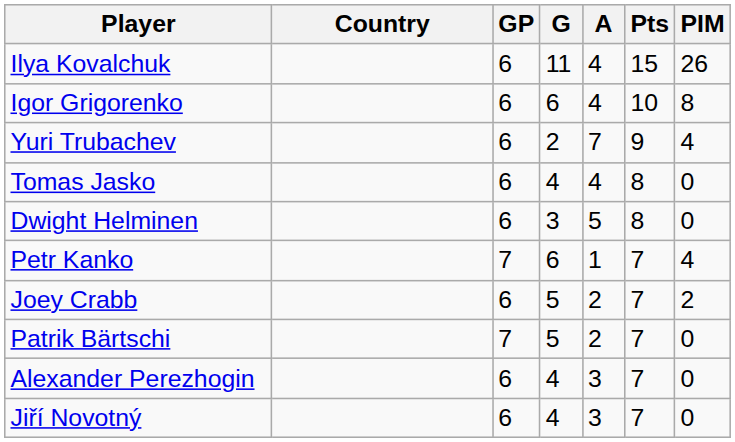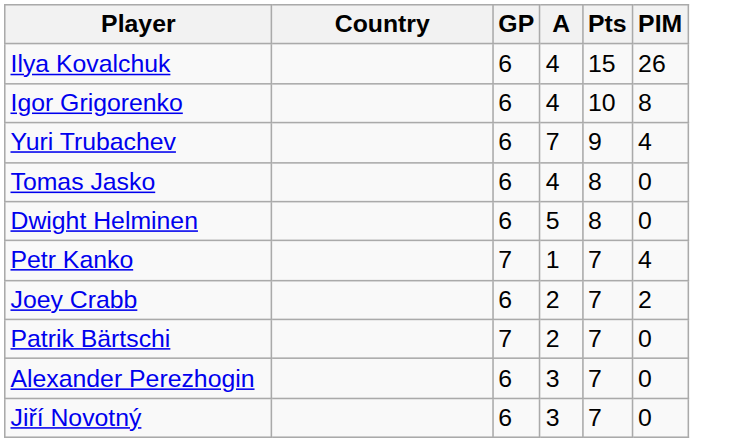- column: (561, 24)
